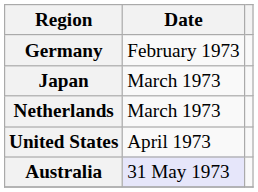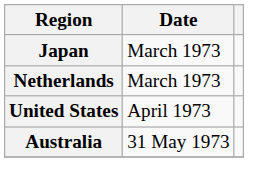- row: (64, 50)
(178, 171) lavender background -> (178, 141) no background
